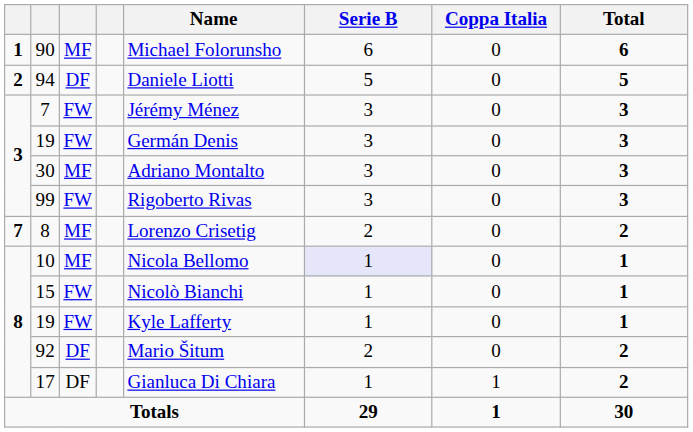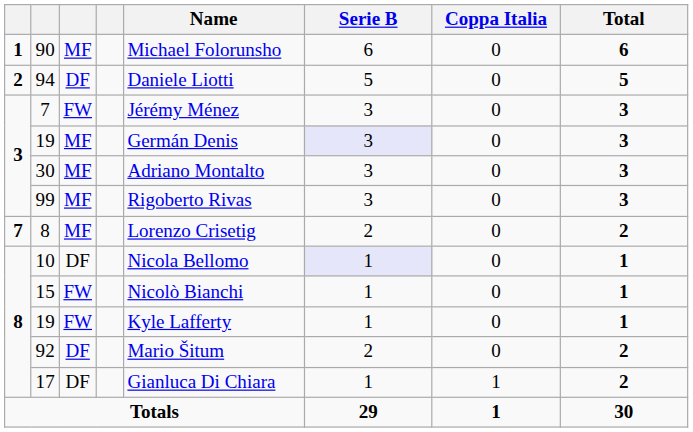(78, 140) FW -> (78, 140) MF
(368, 140) no background -> (368, 140) lavender background
(78, 200) FW -> (78, 200) MF
(78, 261) MF -> (78, 261) DF
